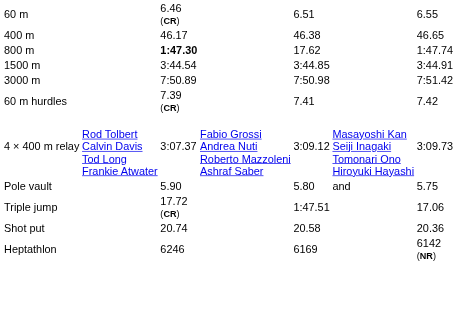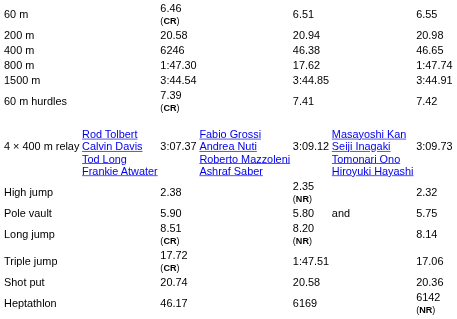+ row: (19, 35)
(174, 35) 46.17 -> (172, 50) 6246
(179, 50) bold -> (179, 65) normal
- row: (22, 80)
+ row: (29, 192)
+ row: (29, 234)
(172, 249) 6246 -> (174, 304) 46.17
